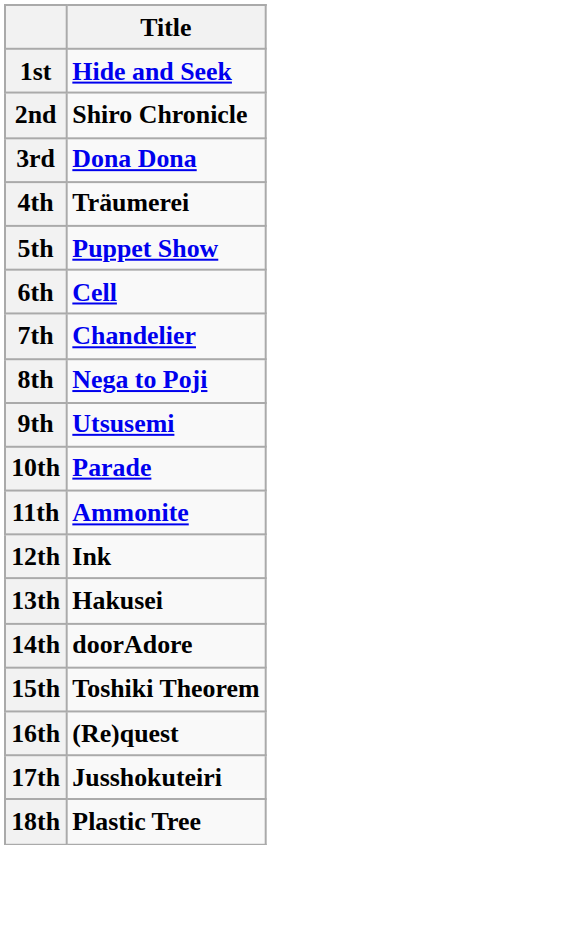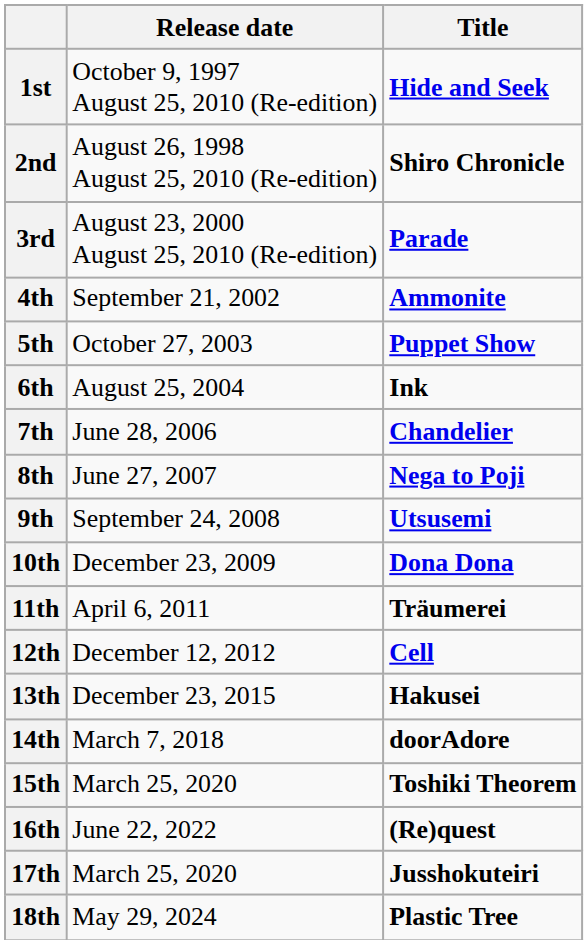+ column: (225, 26)
(135, 159) Dona Dona -> (429, 238) Parade
(131, 203) Träumerei -> (448, 298) Ammonite
(95, 291) Cell -> (409, 387) Ink
(112, 468) Parade -> (452, 563) Dona Dona
(131, 512) Ammonite -> (448, 607) Träumerei
(92, 556) Ink -> (412, 651) Cell
